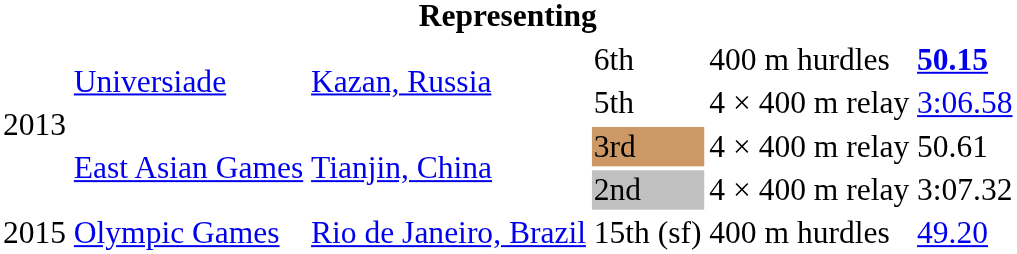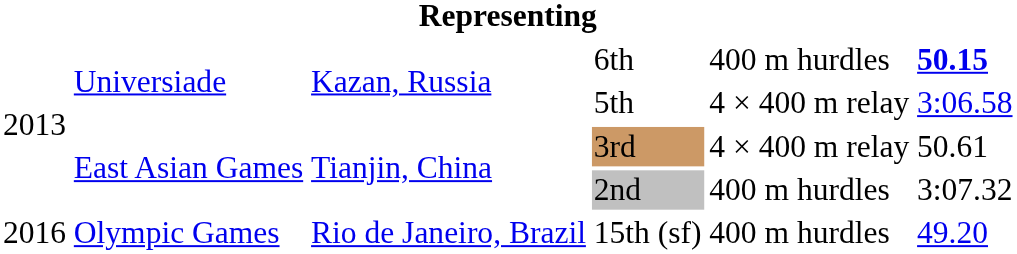(809, 189) 4 × 400 m relay -> (800, 189) 400 m hurdles
(34, 232) 2015 -> (34, 232) 2016
